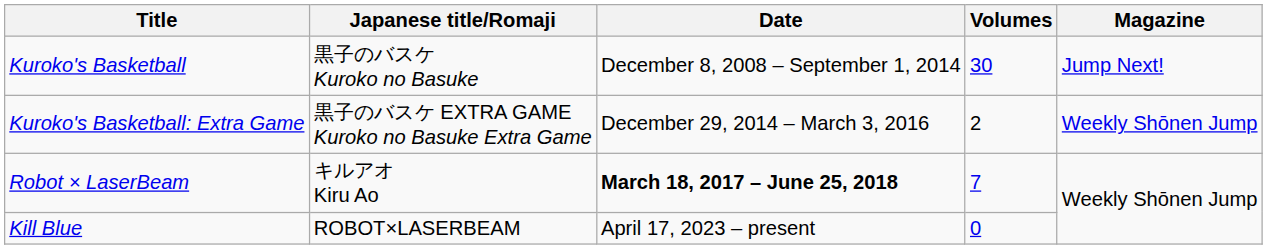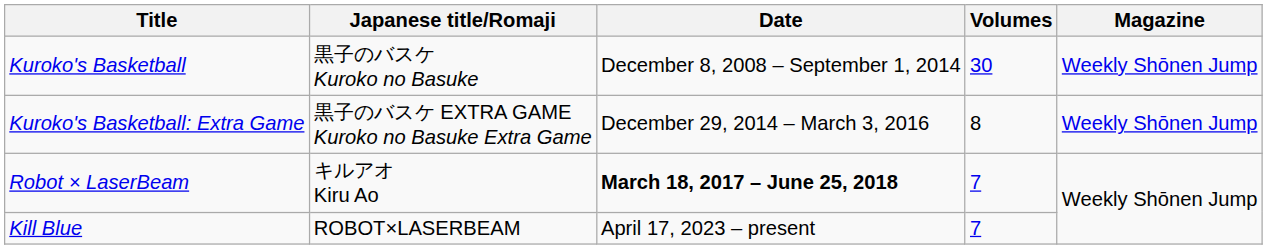(1113, 65) Jump Next! -> (1160, 65) Weekly Shōnen Jump
(976, 124) 2 -> (976, 124) 8
(976, 227) 0 -> (976, 227) 7
